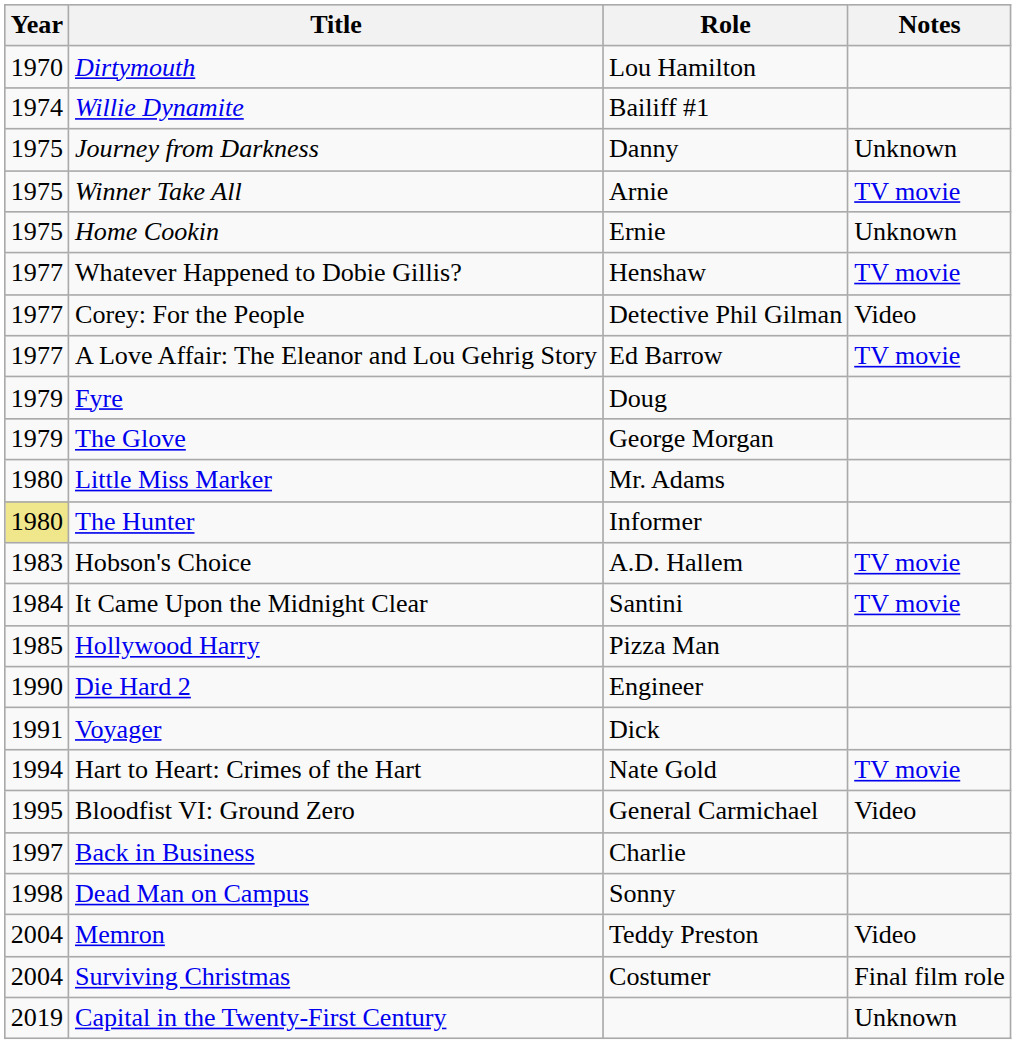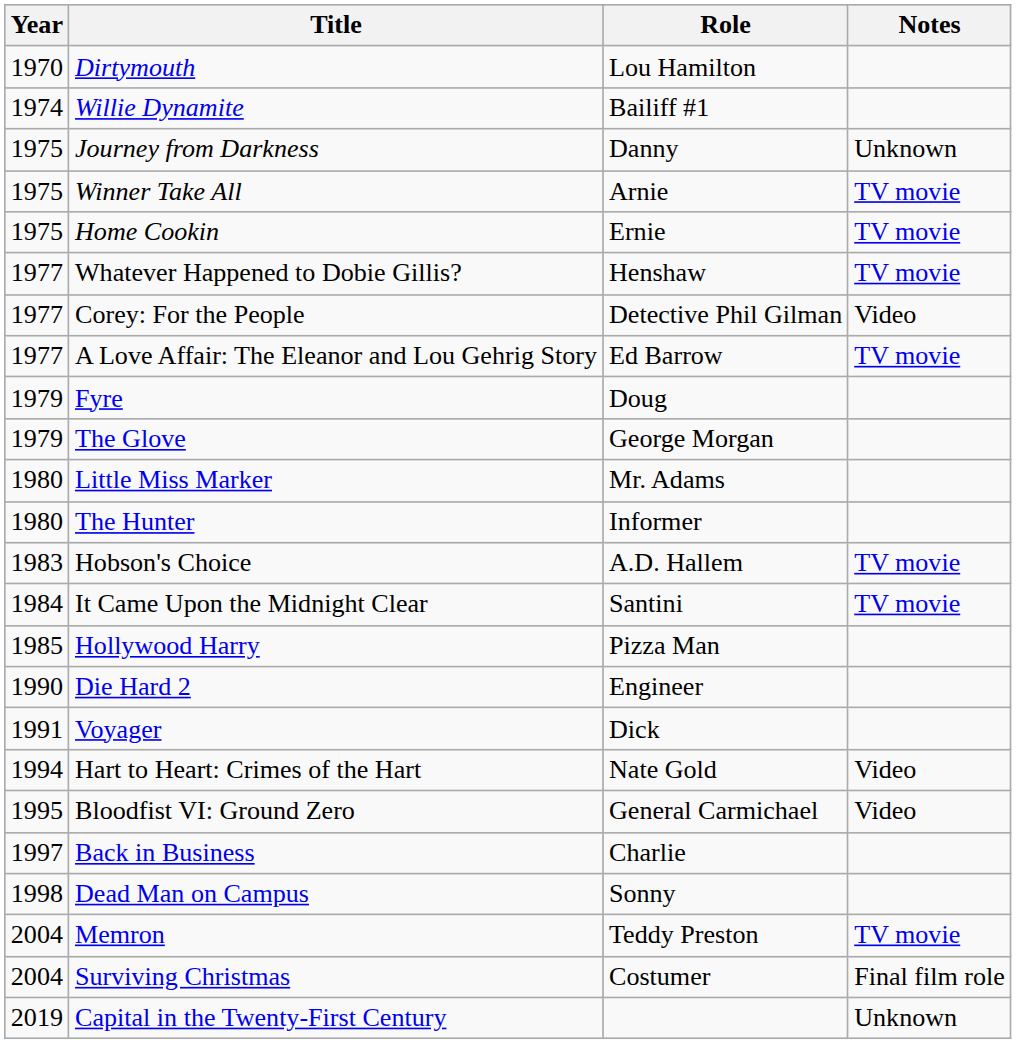(906, 231) Unknown -> (907, 231) TV movie
(37, 521) khaki background -> (37, 521) no background
(907, 769) TV movie -> (885, 769) Video
(885, 935) Video -> (907, 935) TV movie
